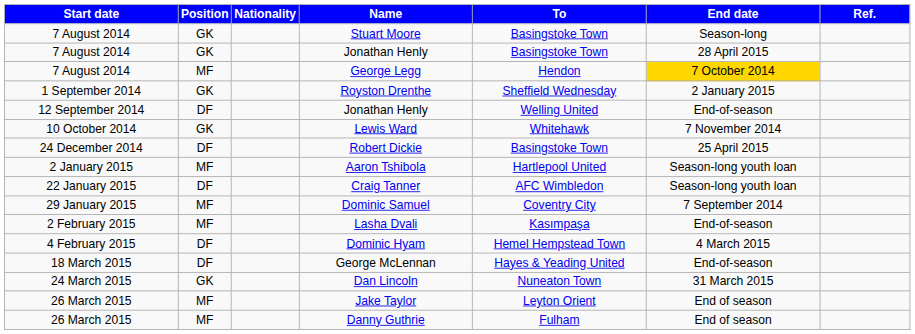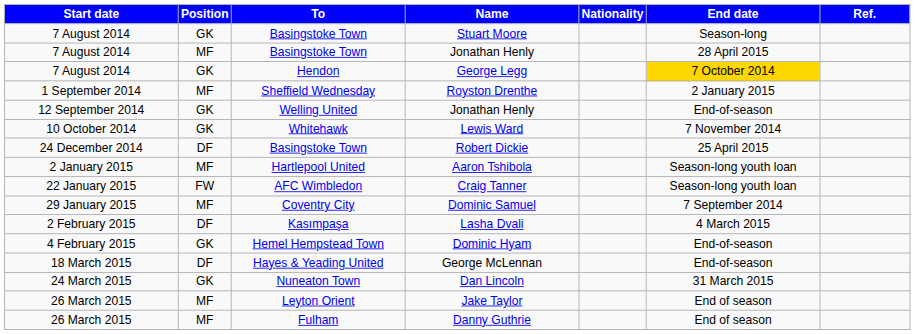columns swapped: (265, 14) <-> (559, 14)
(205, 53) GK -> (205, 53) MF
(205, 72) MF -> (205, 72) GK
(205, 91) GK -> (205, 91) MF
(205, 110) DF -> (205, 110) GK
(205, 186) DF -> (205, 186) FW
(205, 225) MF -> (205, 225) DF
(733, 225) End-of-season -> (733, 225) 4 March 2015
(205, 244) DF -> (205, 244) GK
(733, 244) 4 March 2015 -> (733, 244) End-of-season
